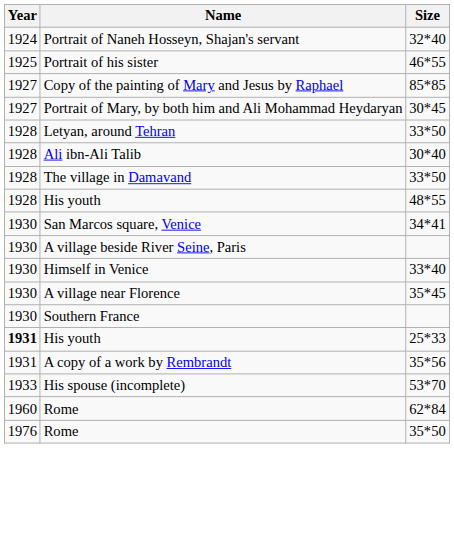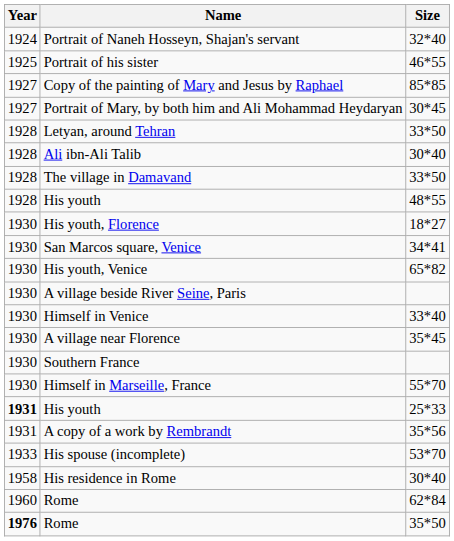+ row: (101, 223)
+ row: (95, 270)
+ row: (127, 385)
+ row: (110, 477)
(22, 431) normal -> (22, 524) bold
